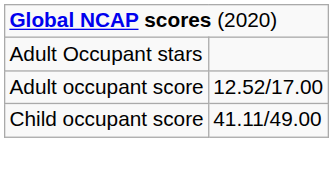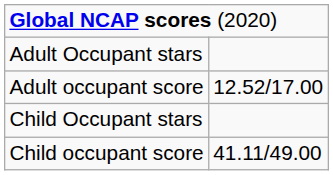+ row: (106, 119)
